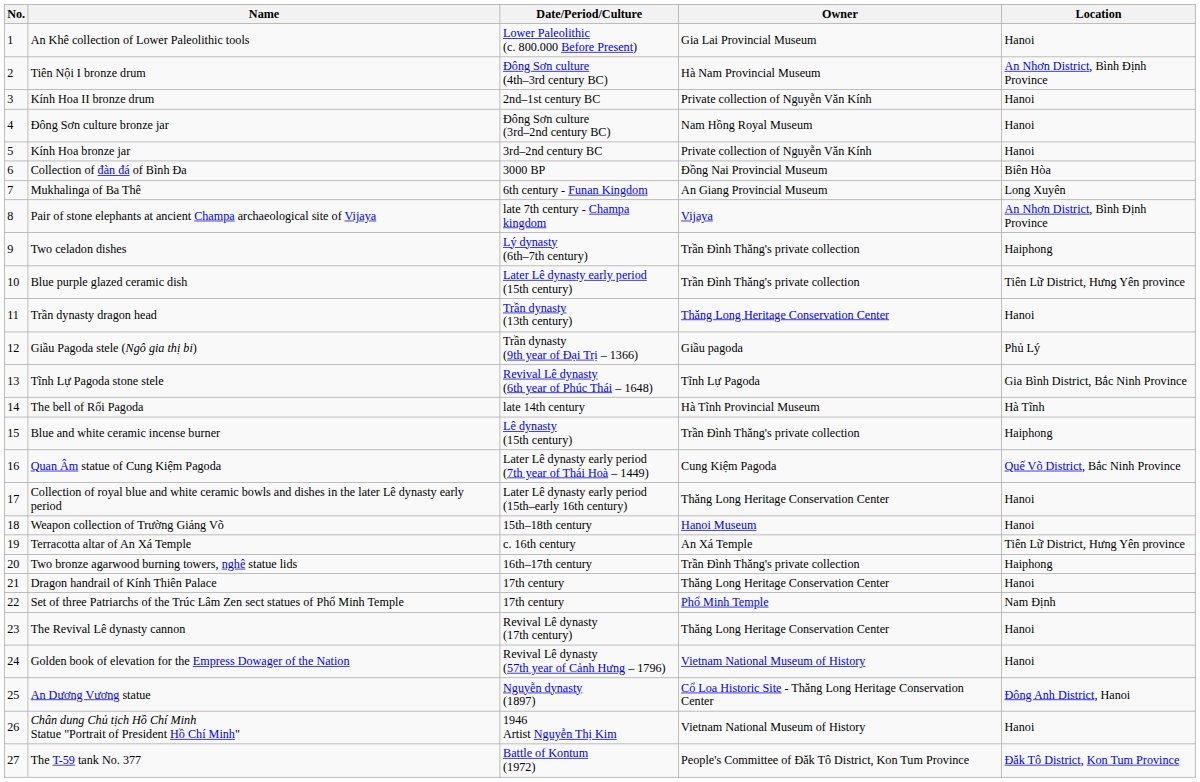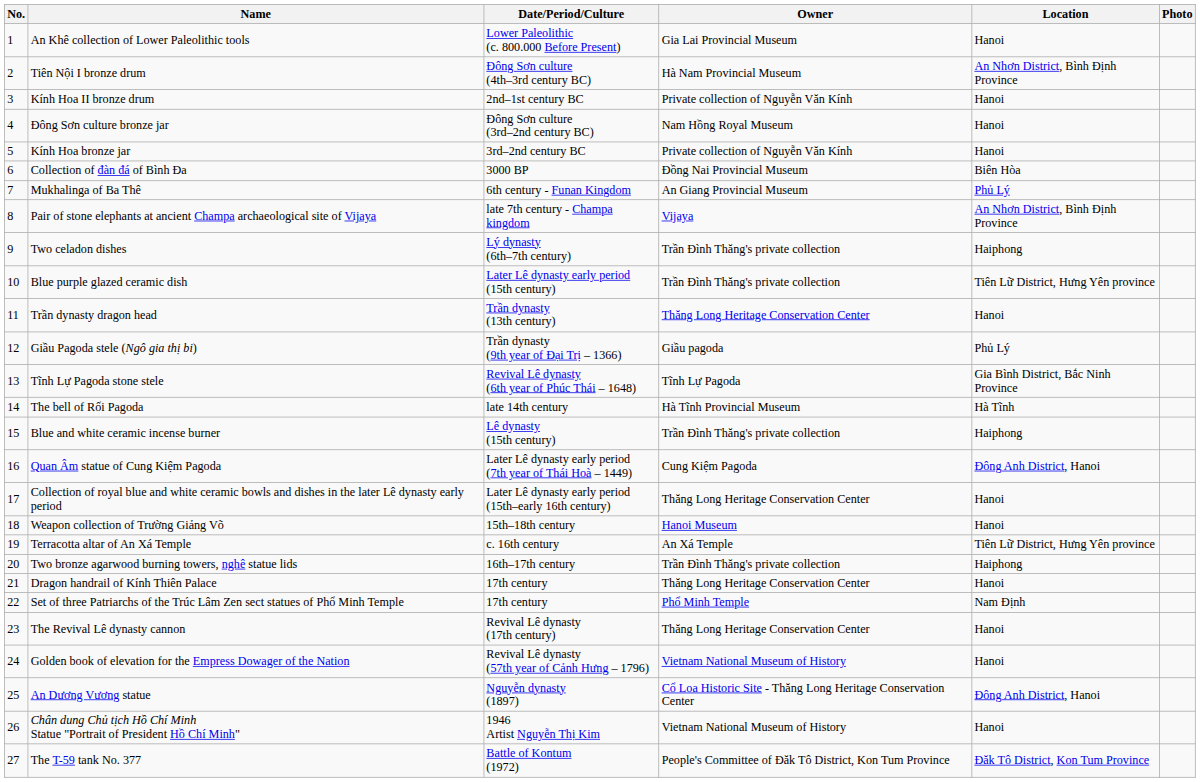+ column: (1177, 14)
(1035, 190) Long Xuyên -> (992, 190) Phủ Lý
(1093, 466) Quế Võ District, Bắc Ninh Province -> (1037, 466) Đông Anh District, Hanoi
